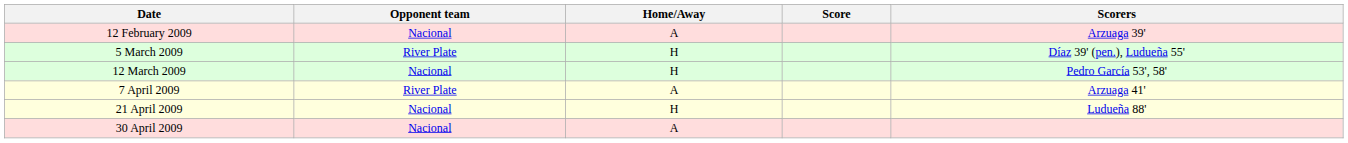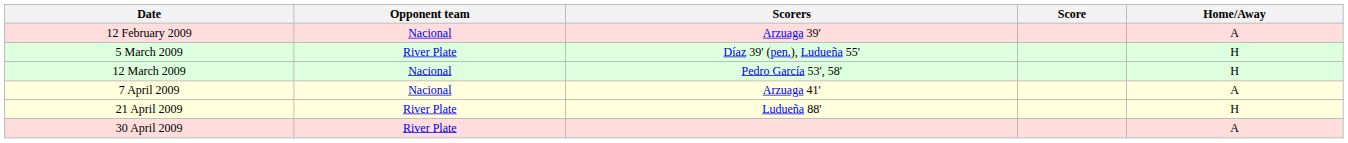columns swapped: (674, 14) <-> (1117, 14)
(430, 90) River Plate -> (430, 90) Nacional
(430, 109) Nacional -> (430, 109) River Plate
(430, 128) Nacional -> (430, 128) River Plate
